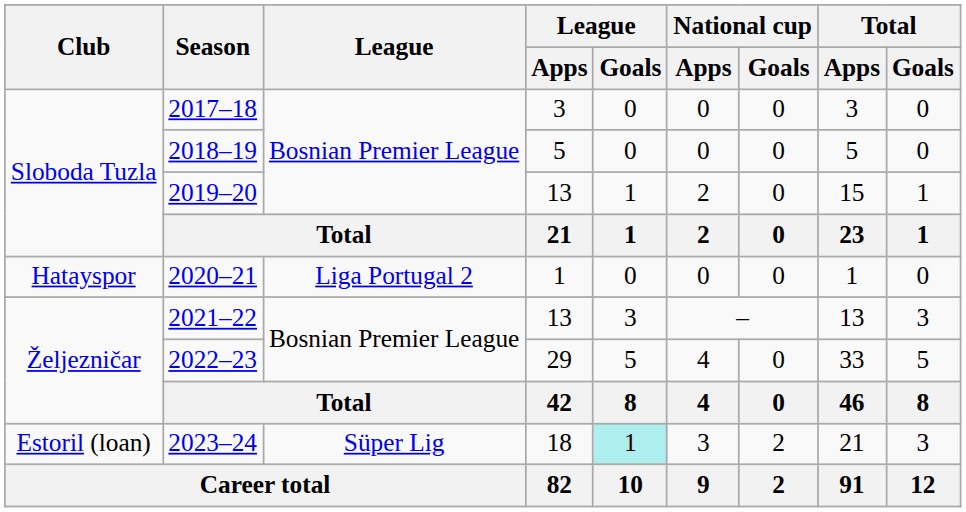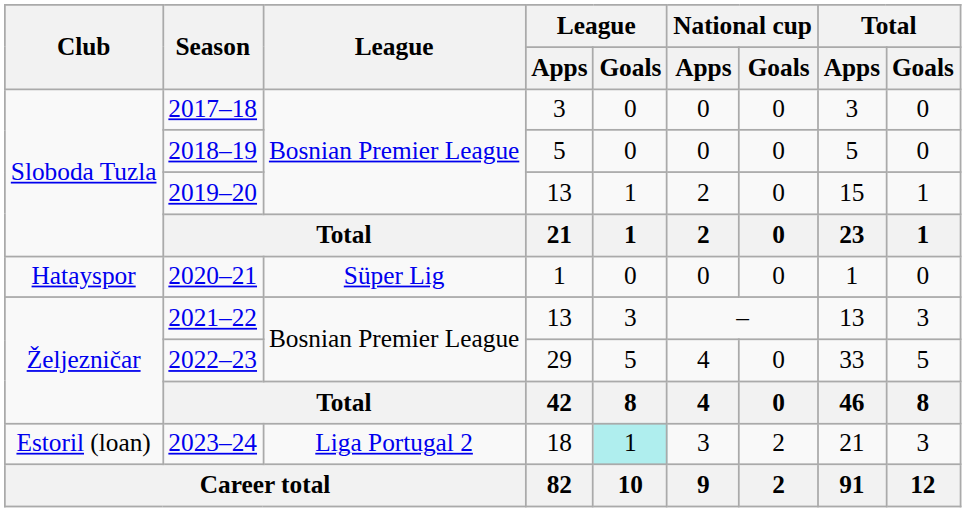(394, 276) Liga Portugal 2 -> (394, 276) Süper Lig
(394, 443) Süper Lig -> (394, 443) Liga Portugal 2
